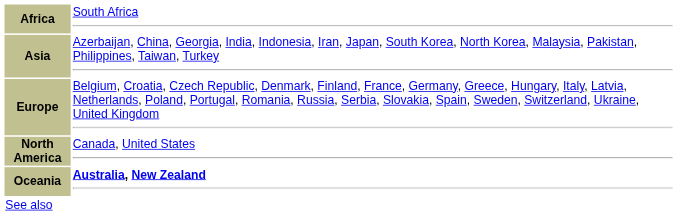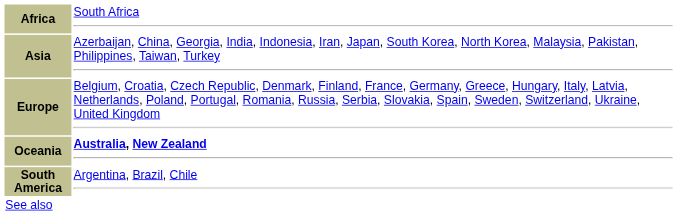- row: (37, 151)
+ row: (38, 181)
